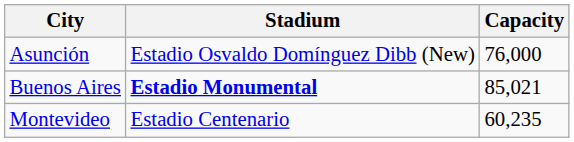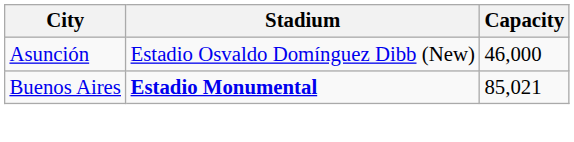(513, 53) 76,000 -> (513, 53) 46,000
- row: (60, 119)
